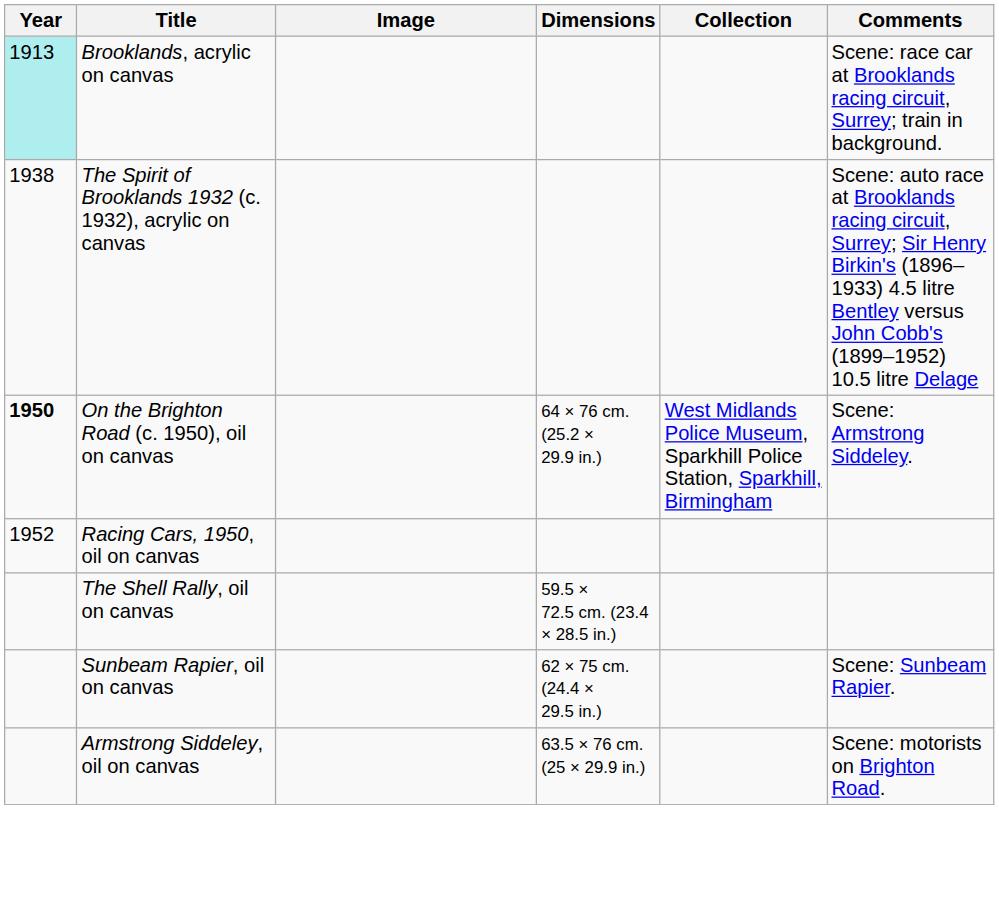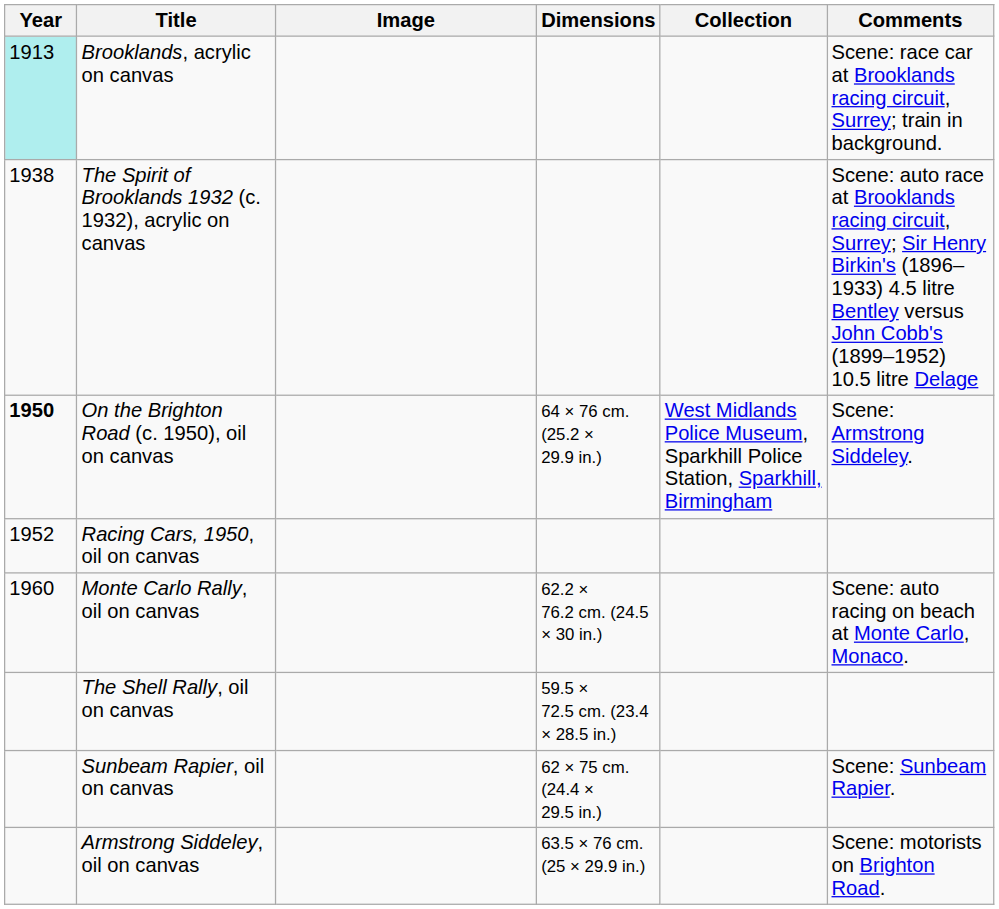+ row: (164, 599)
